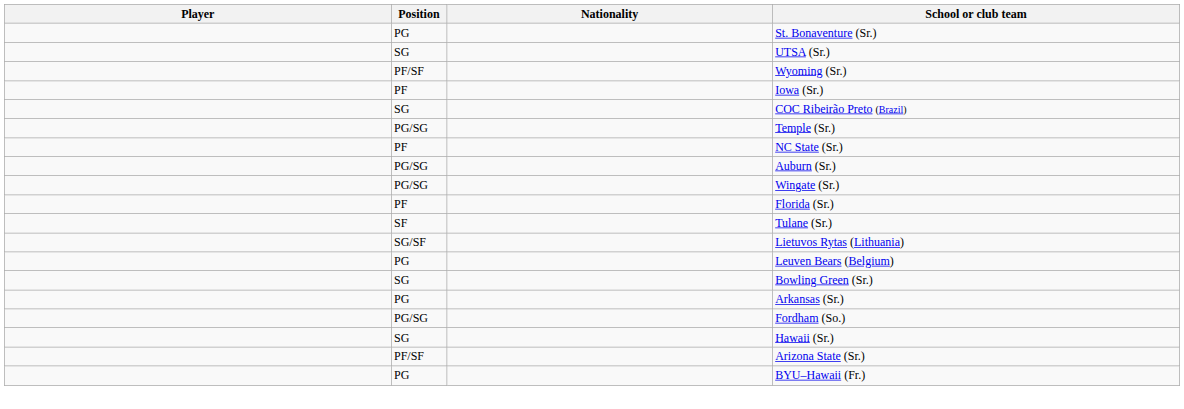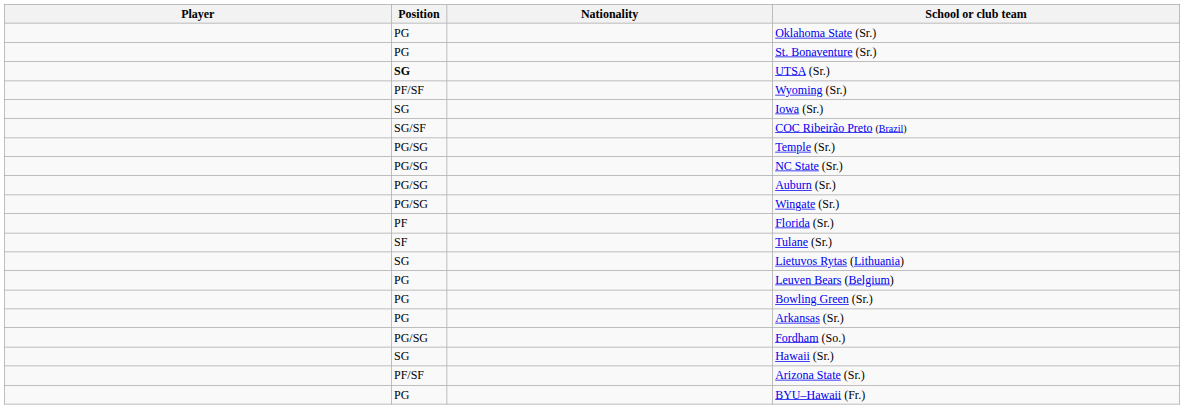+ row: (826, 33)
(402, 52) normal -> (402, 71) bold
(401, 90) PF -> (402, 109) SG
(402, 109) SG -> (410, 128) SG/SF
(401, 147) PF -> (411, 166) PG/SG
(410, 242) SG/SF -> (402, 261) SG
(402, 280) SG -> (402, 299) PG
